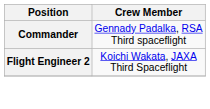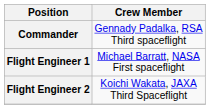+ row: (48, 62)
